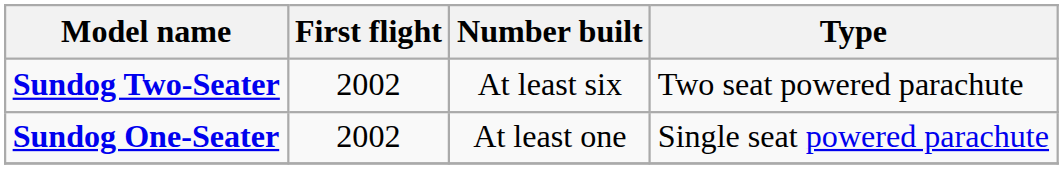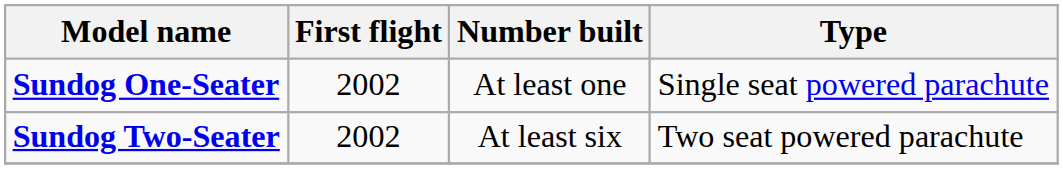rows swapped: (146, 137) <-> (146, 84)
